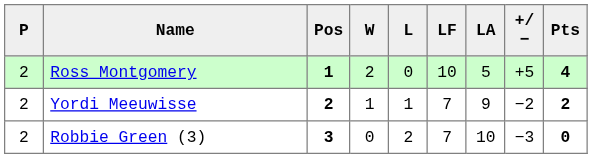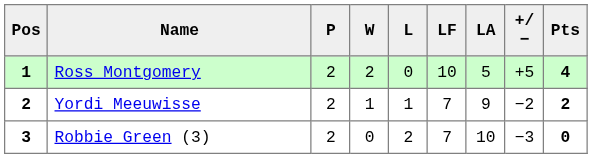columns swapped: (329, 30) <-> (24, 30)
